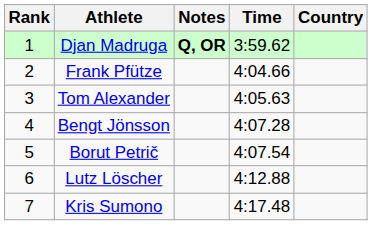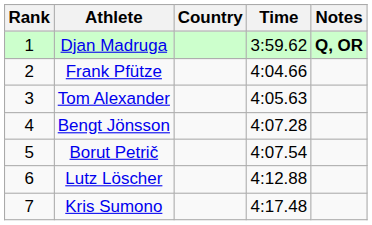columns swapped: (331, 17) <-> (202, 17)
